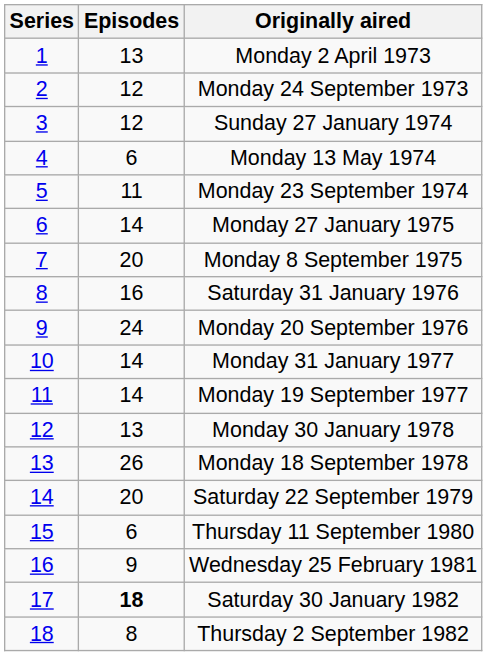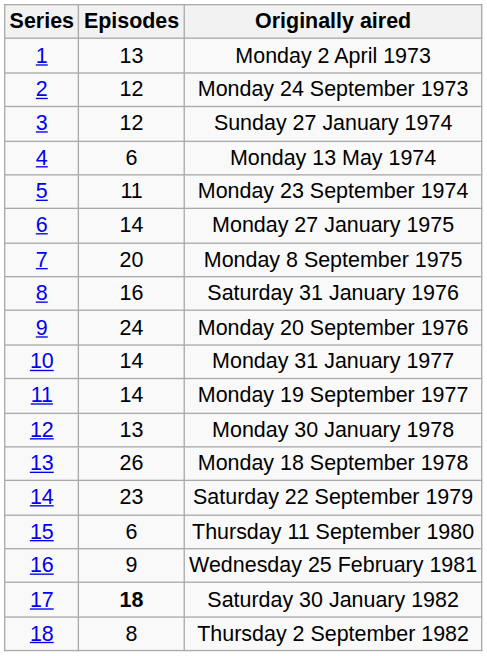(132, 497) 20 -> (132, 497) 23
